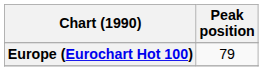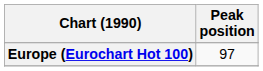(227, 54) 79 -> (227, 54) 97
